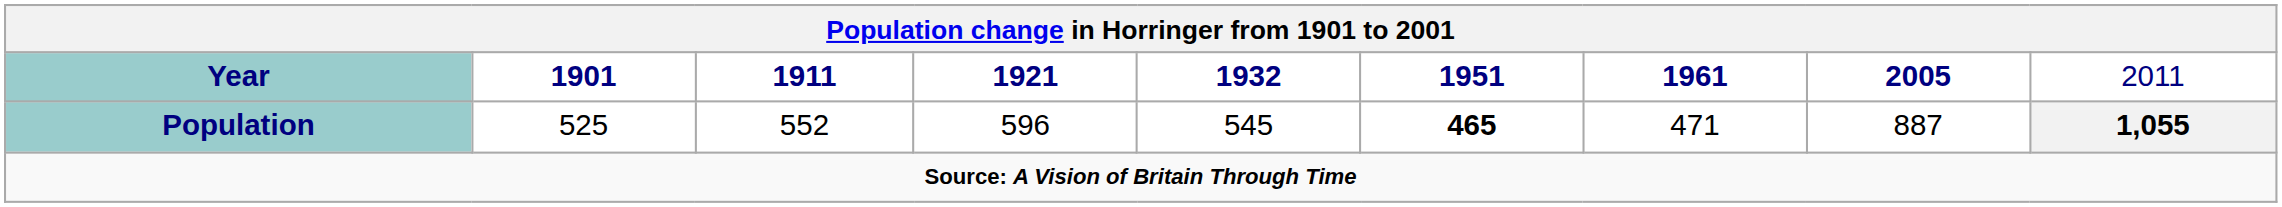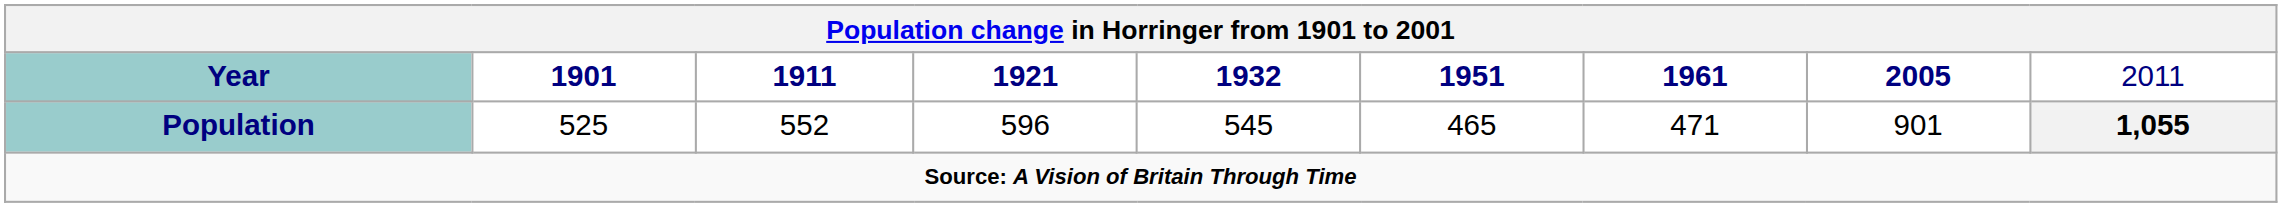(1472, 126) bold -> (1472, 126) normal
(1918, 126) 887 -> (1918, 126) 901
